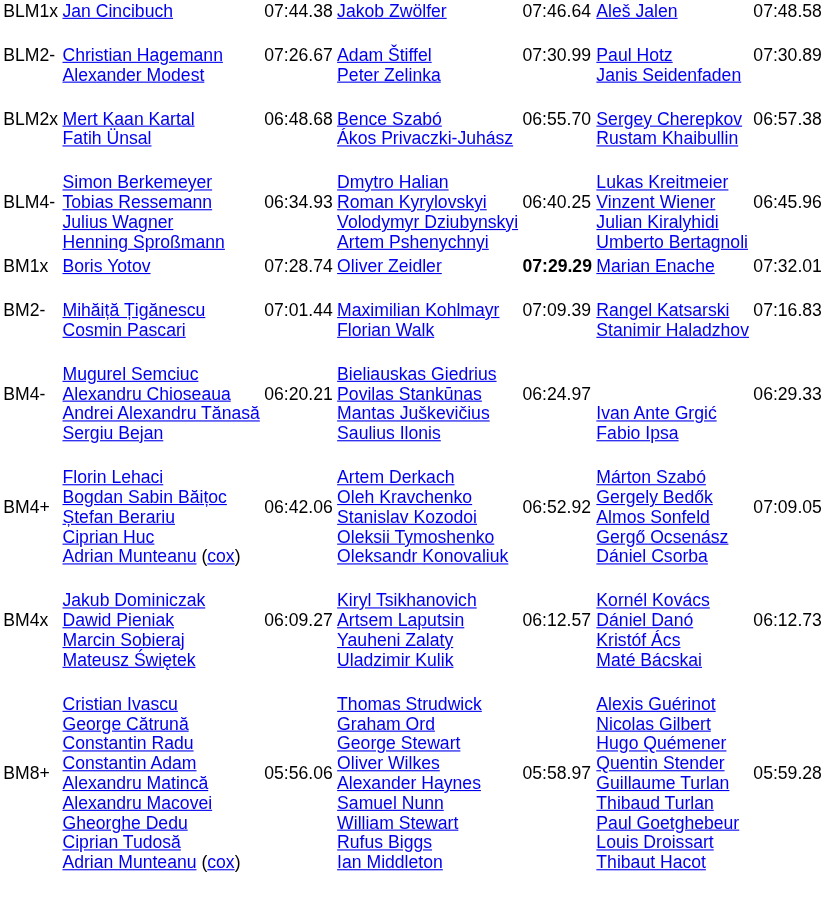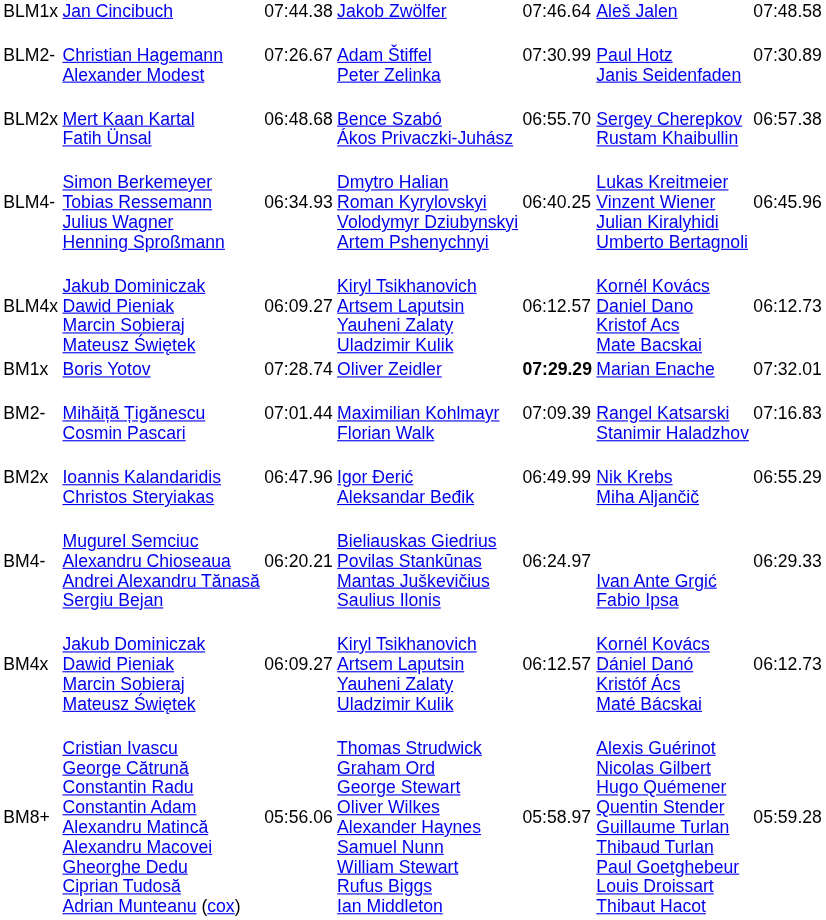+ row: (31, 305)
+ row: (26, 477)
- row: (27, 507)
